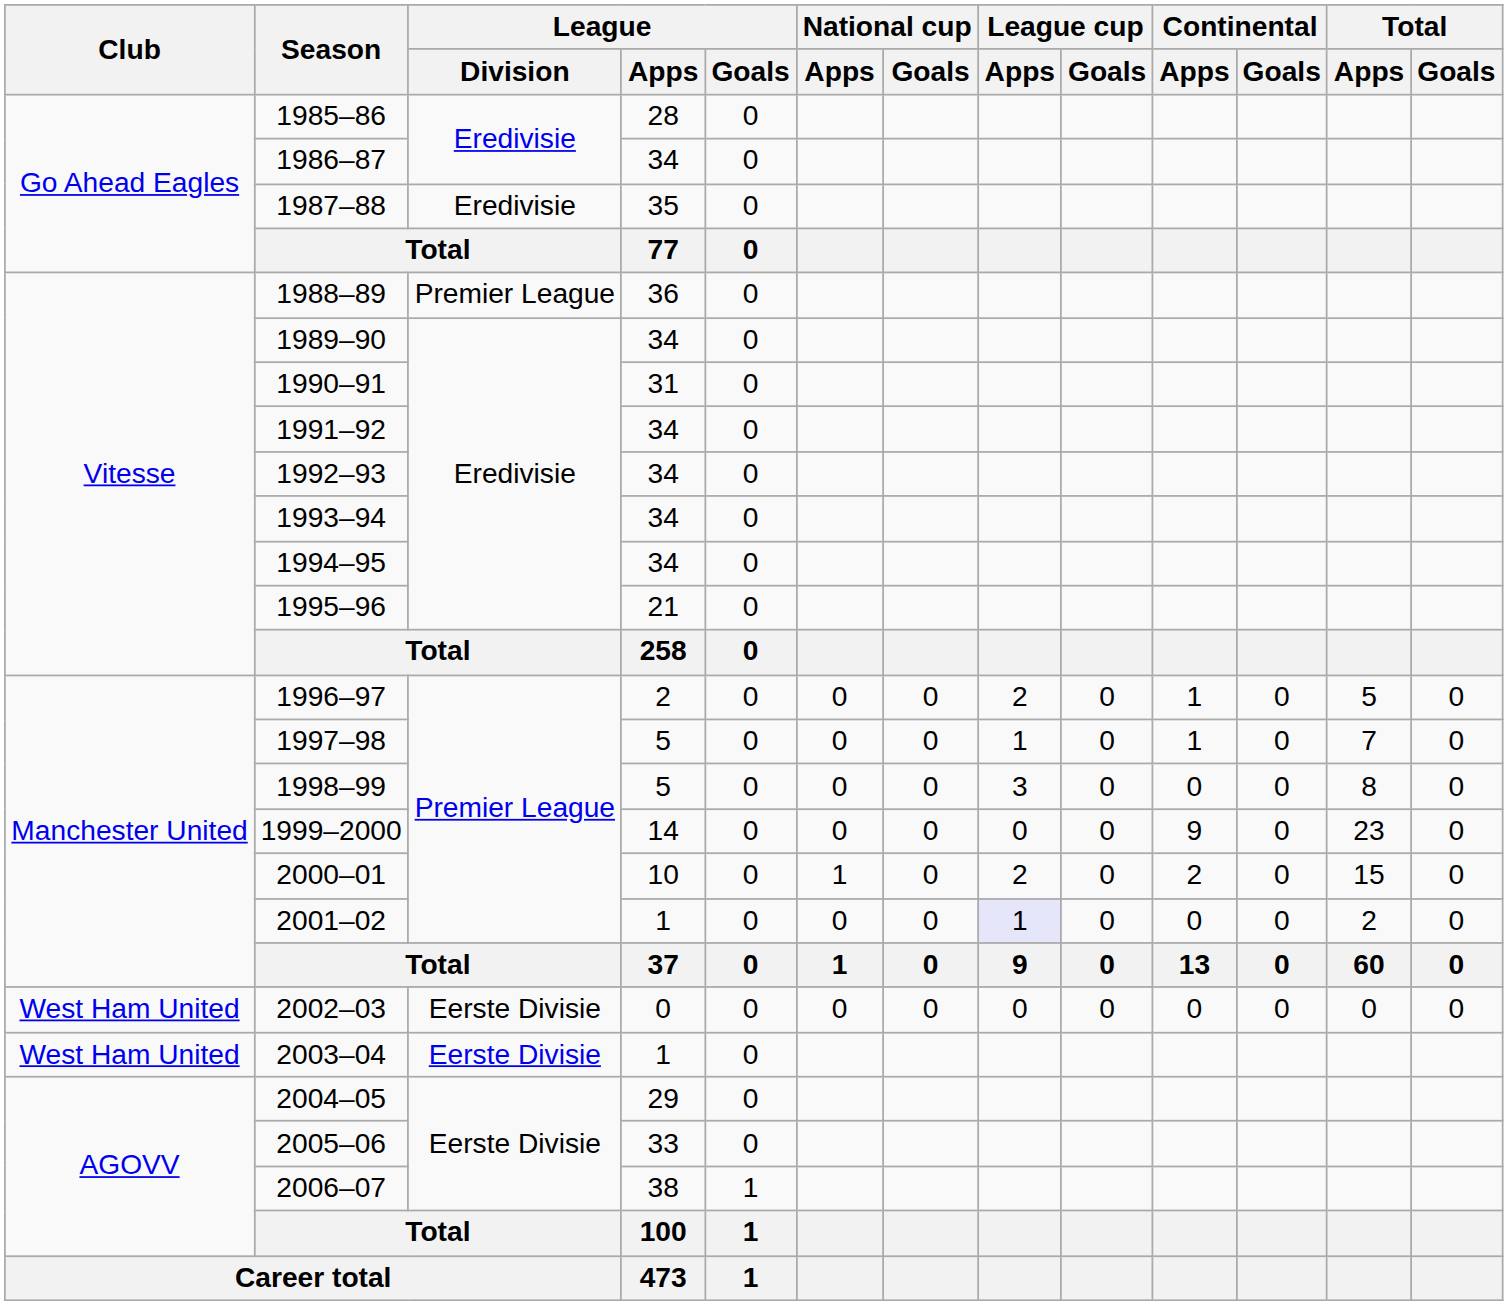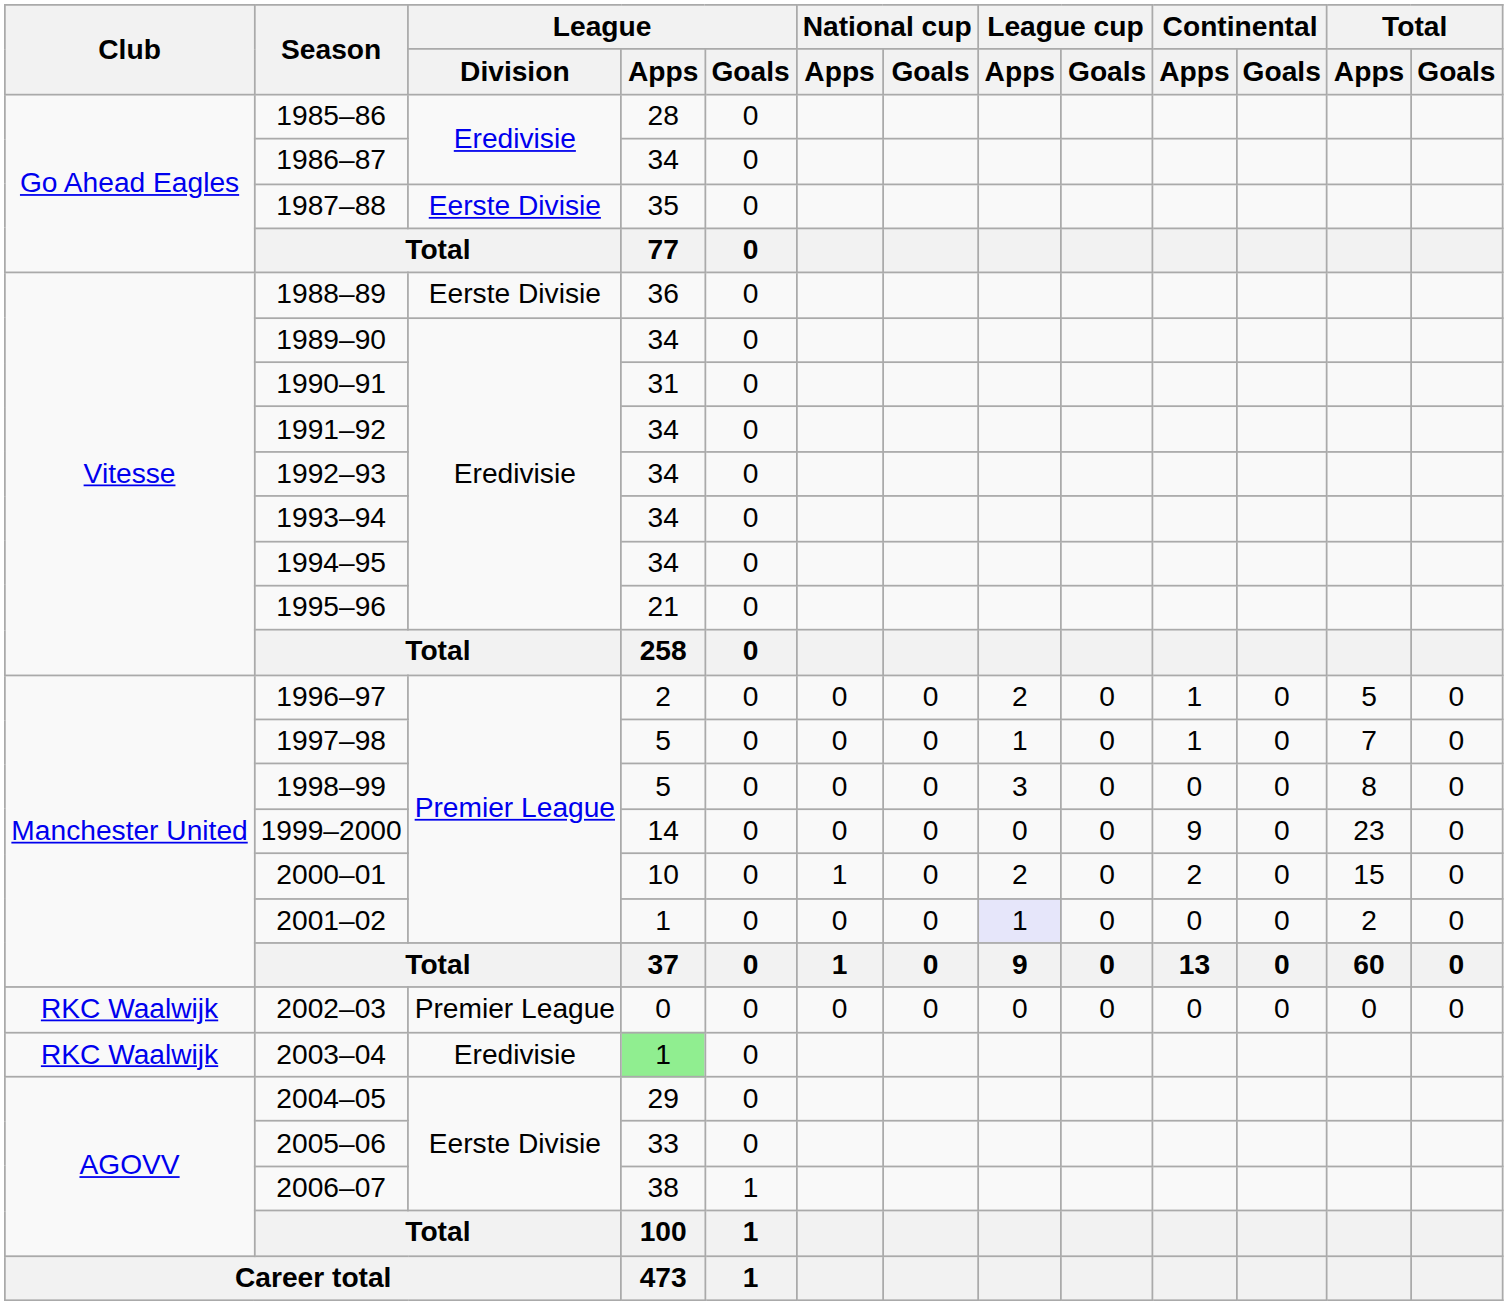(515, 205) Eredivisie -> (515, 205) Eerste Divisie
(515, 294) Premier League -> (515, 294) Eerste Divisie
(130, 1009) West Ham United -> (130, 1009) RKC Waalwijk
(515, 1009) Eerste Divisie -> (515, 1009) Premier League
(130, 1054) West Ham United -> (130, 1054) RKC Waalwijk
(515, 1054) Eerste Divisie -> (515, 1054) Eredivisie
(663, 1054) no background -> (663, 1054) lightgreen background
